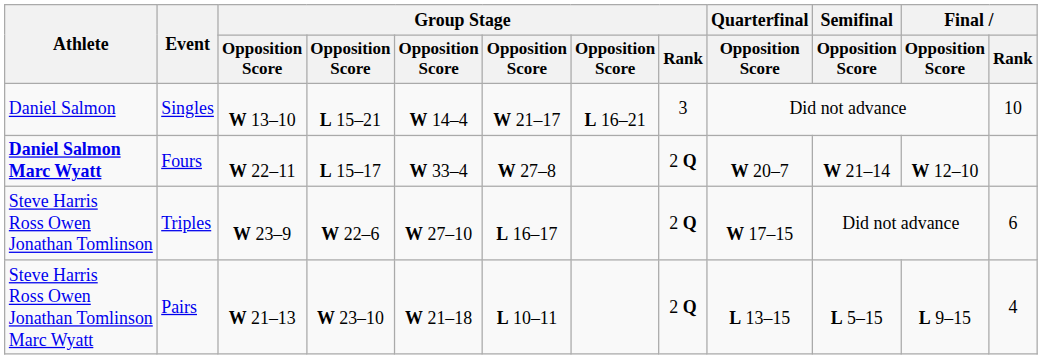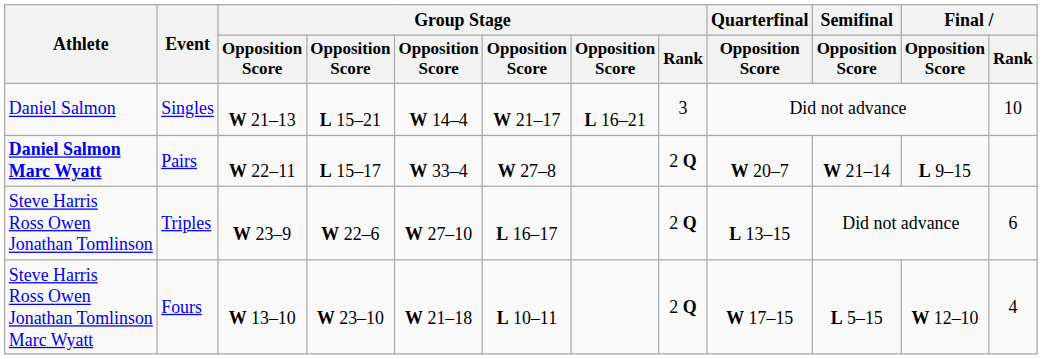(262, 119) W 13–10 -> (262, 119) W 21–13
(182, 160) Fours -> (179, 160) Pairs
(945, 171) W 12–10 -> (945, 171) L 9–15
(760, 233) W 17–15 -> (760, 233) L 13–15
(179, 307) Pairs -> (182, 307) Fours
(262, 317) W 21–13 -> (262, 317) W 13–10
(760, 317) L 13–15 -> (760, 317) W 17–15
(945, 317) L 9–15 -> (945, 317) W 12–10
